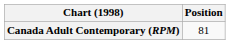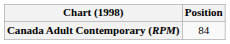(204, 30) 81 -> (204, 30) 84
